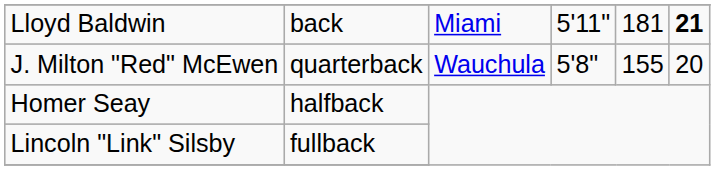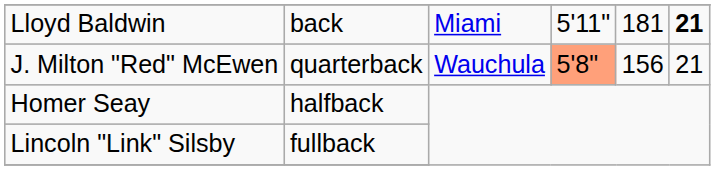(577, 64) no background -> (577, 64) lightsalmon background
(643, 64) 155 -> (643, 64) 156
(689, 64) 20 -> (689, 64) 21
